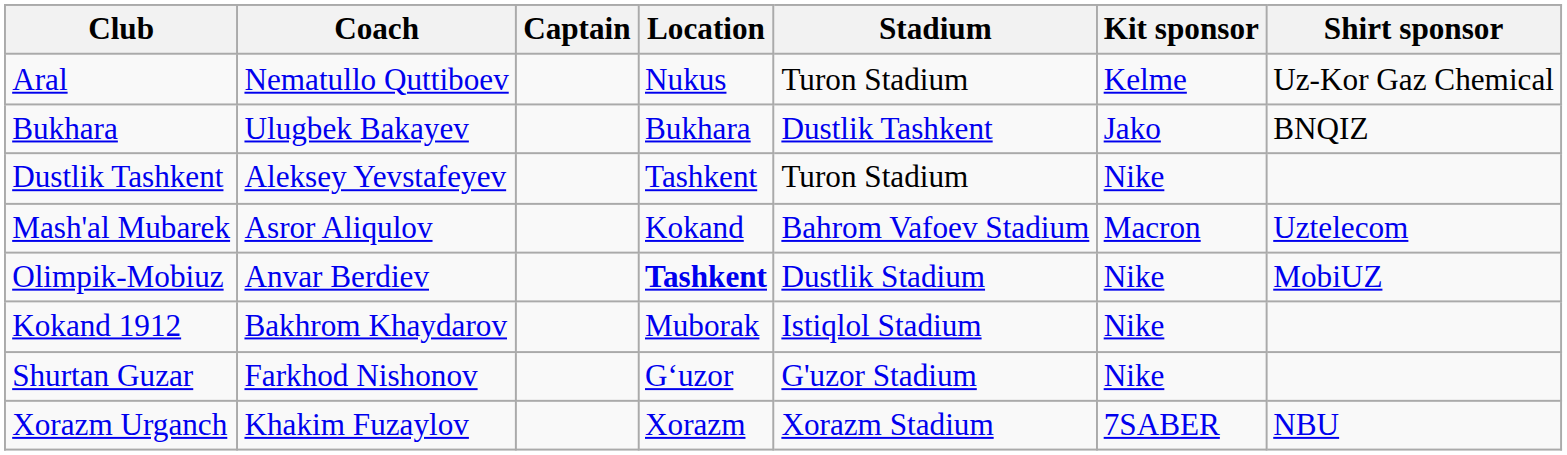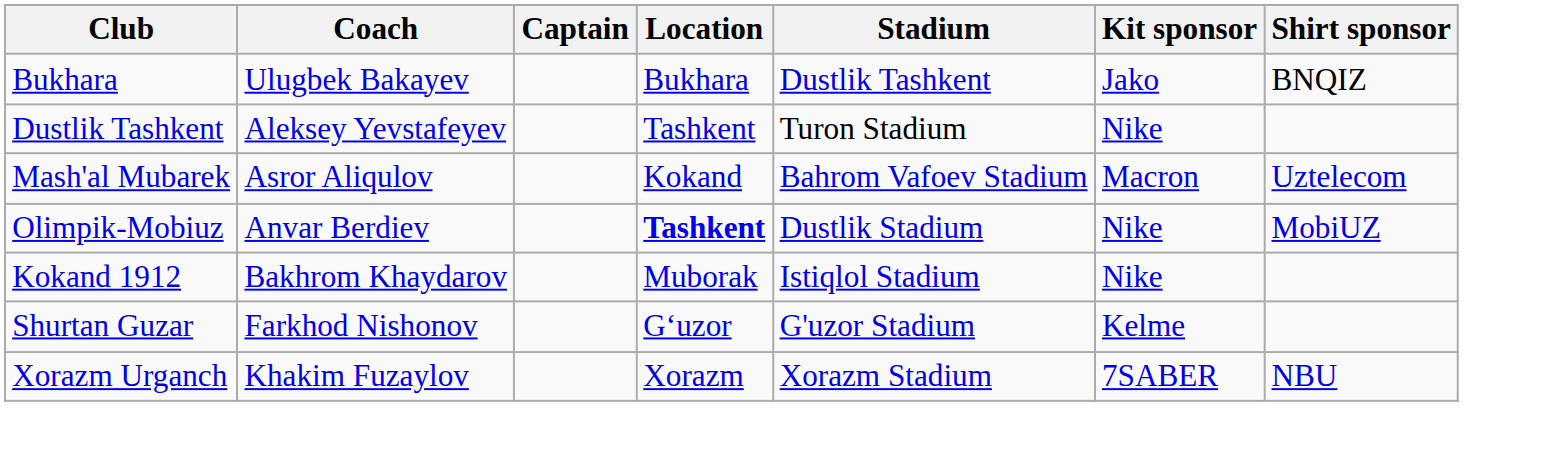- row: (40, 78)
(1134, 375) Nike -> (1144, 326) Kelme
